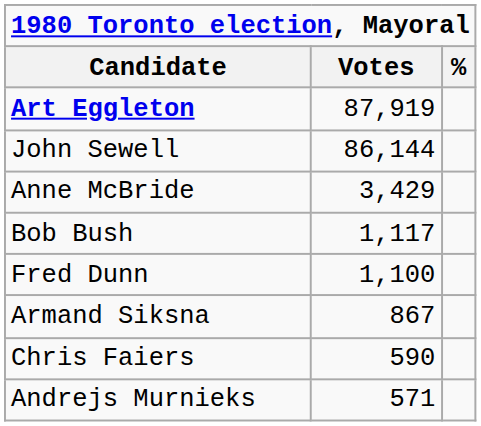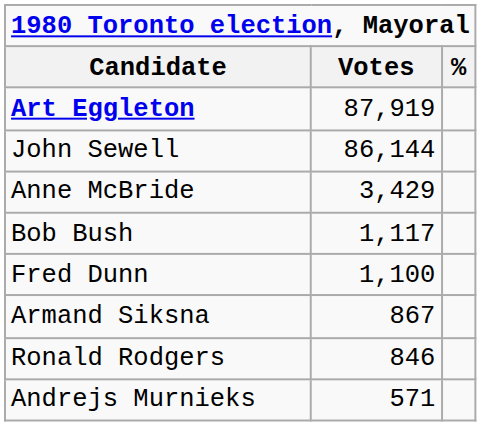+ row: (118, 358)
- row: (103, 358)
